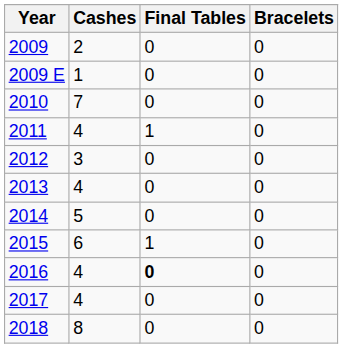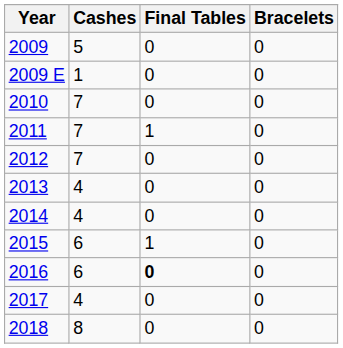(78, 46) 2 -> (78, 46) 5
(78, 131) 4 -> (78, 131) 7
(78, 159) 3 -> (78, 159) 7
(78, 215) 5 -> (78, 215) 4
(78, 272) 4 -> (78, 272) 6
